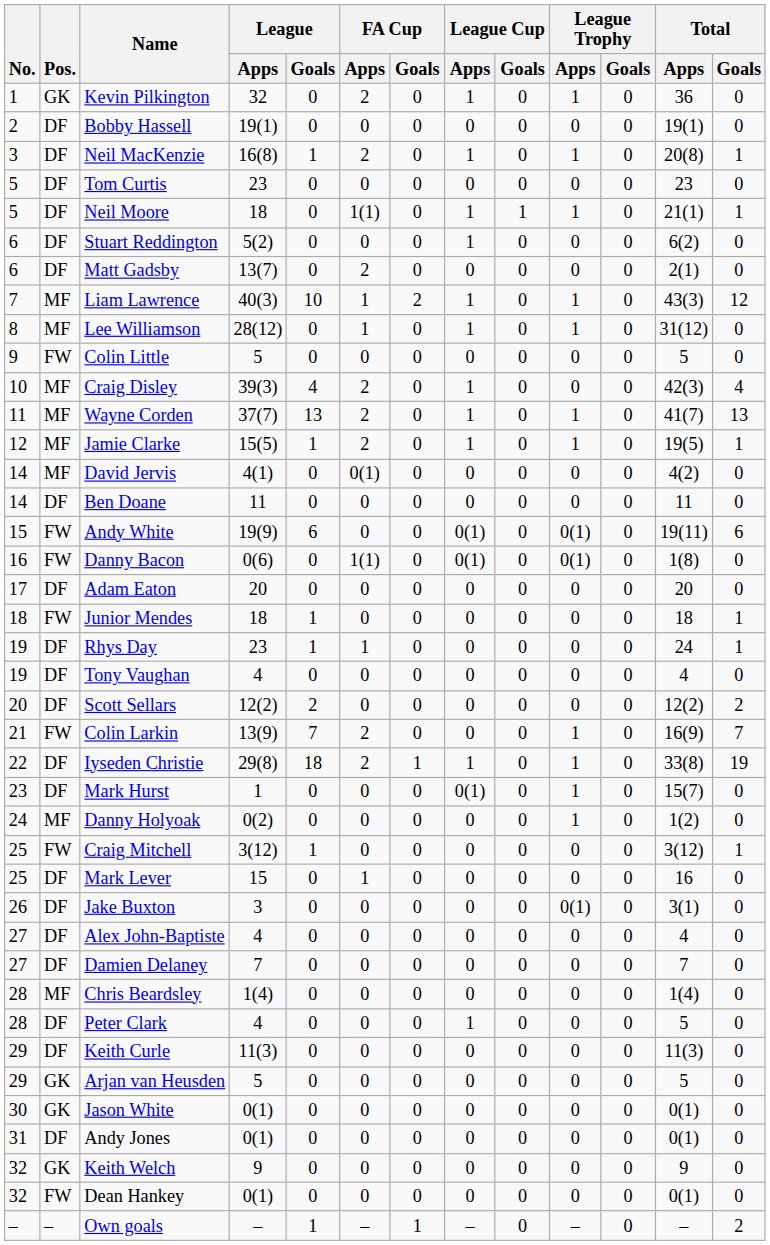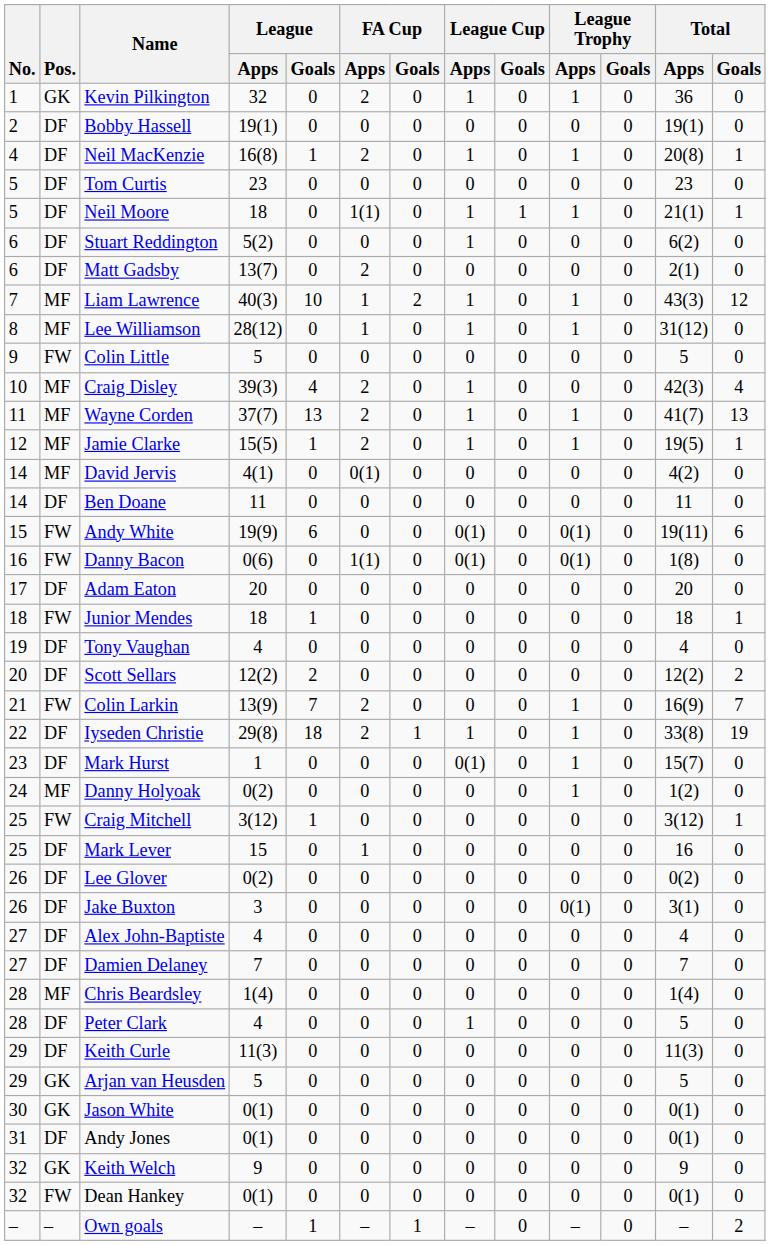(13, 155) 3 -> (13, 155) 4
- row: (121, 646)
+ row: (126, 878)
